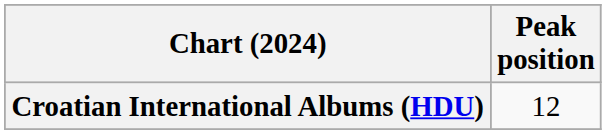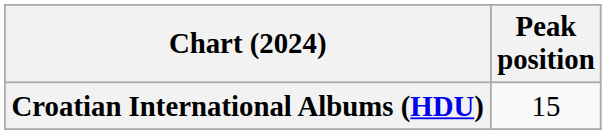(546, 105) 12 -> (546, 105) 15
